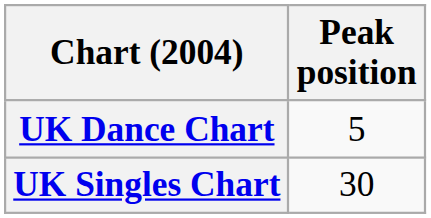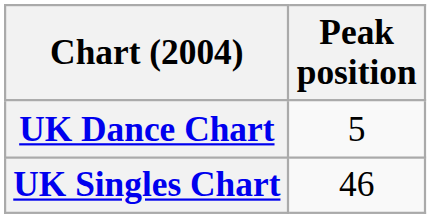(357, 184) 30 -> (357, 184) 46
